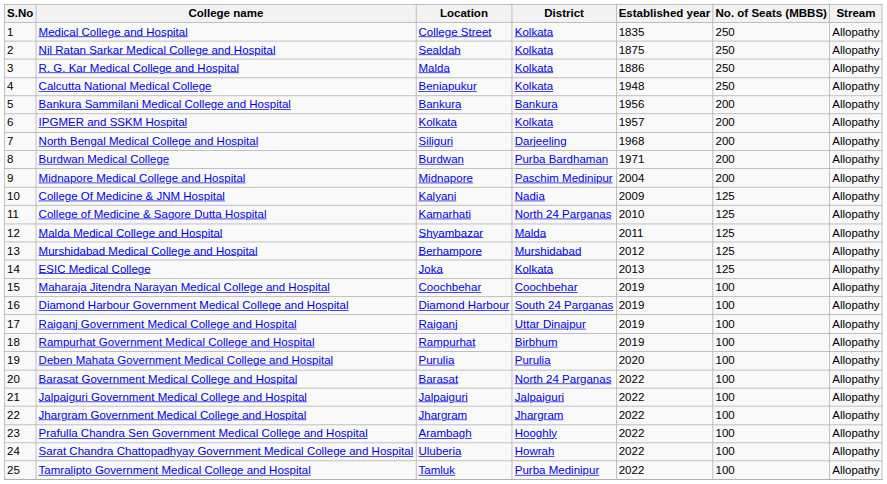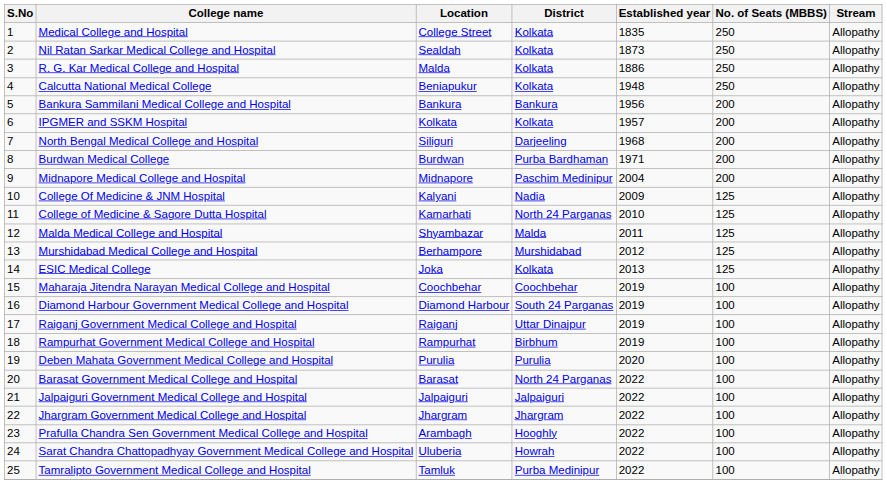(631, 50) 1875 -> (631, 50) 1873
